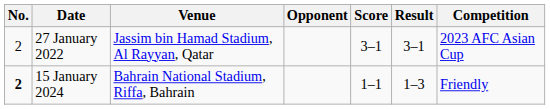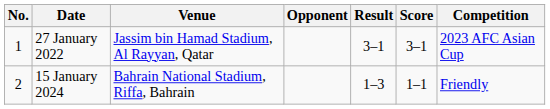columns swapped: (371, 15) <-> (414, 15)
(18, 46) 2 -> (18, 46) 1
(18, 84) bold -> (18, 84) normal
